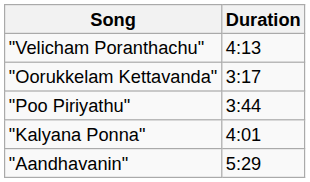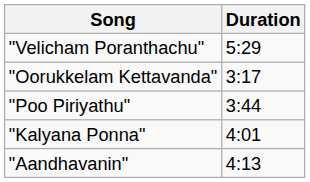(244, 48) 4:13 -> (244, 48) 5:29
(244, 164) 5:29 -> (244, 164) 4:13
